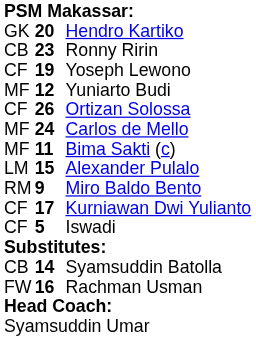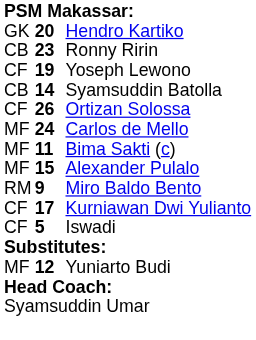rows swapped: (144, 267) <-> (118, 90)
(16, 168) LM -> (17, 168) MF
- row: (134, 286)
